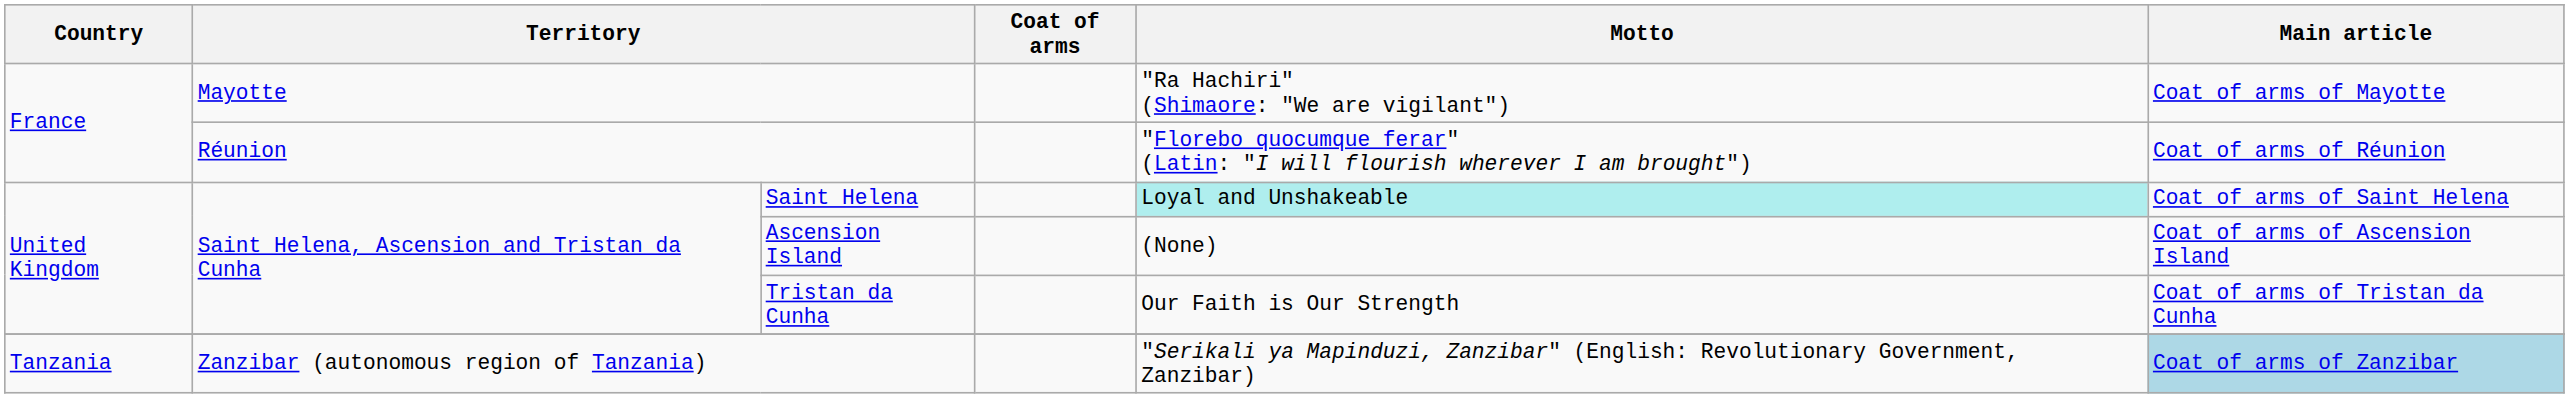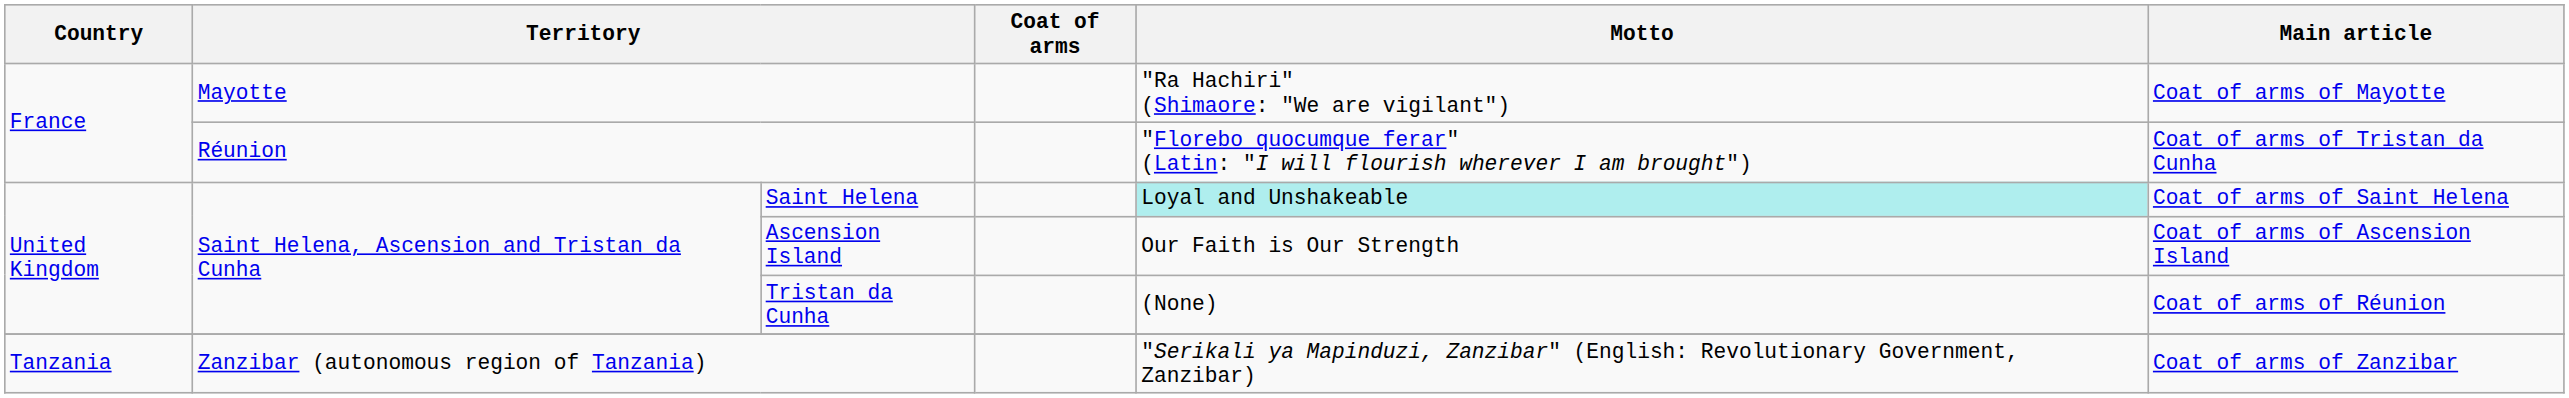(2299, 152) Coat of arms of Réunion -> (2318, 152) Coat of arms of Tristan da Cunha
(1179, 246) (None) -> (1300, 246) Our Faith is Our Strength
(1300, 305) Our Faith is Our Strength -> (1179, 305) (None)
(2318, 305) Coat of arms of Tristan da Cunha -> (2299, 305) Coat of arms of Réunion
(2306, 364) lightblue background -> (2306, 364) no background
